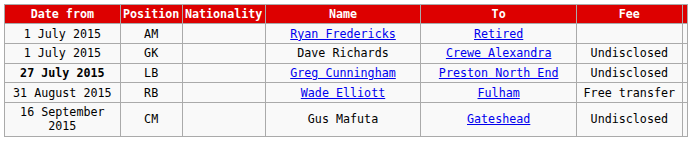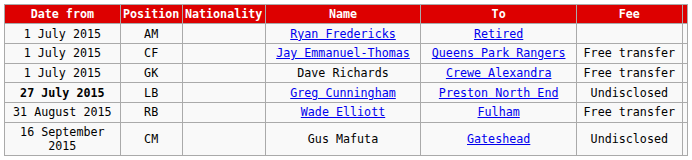+ row: (151, 53)
(629, 53) Undisclosed -> (629, 73) Free transfer
